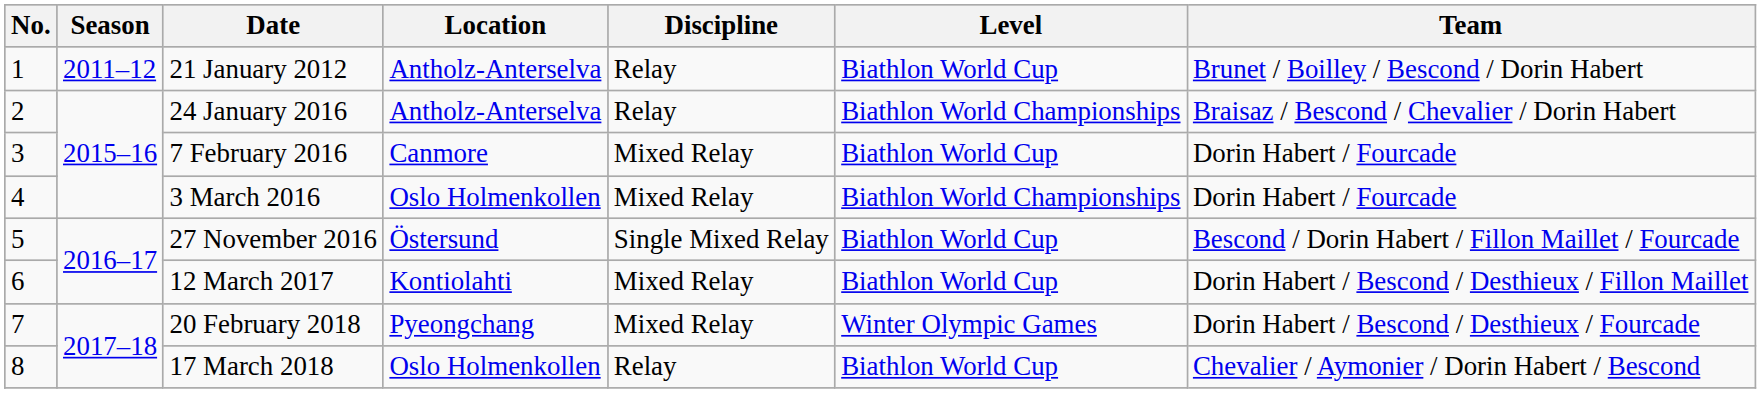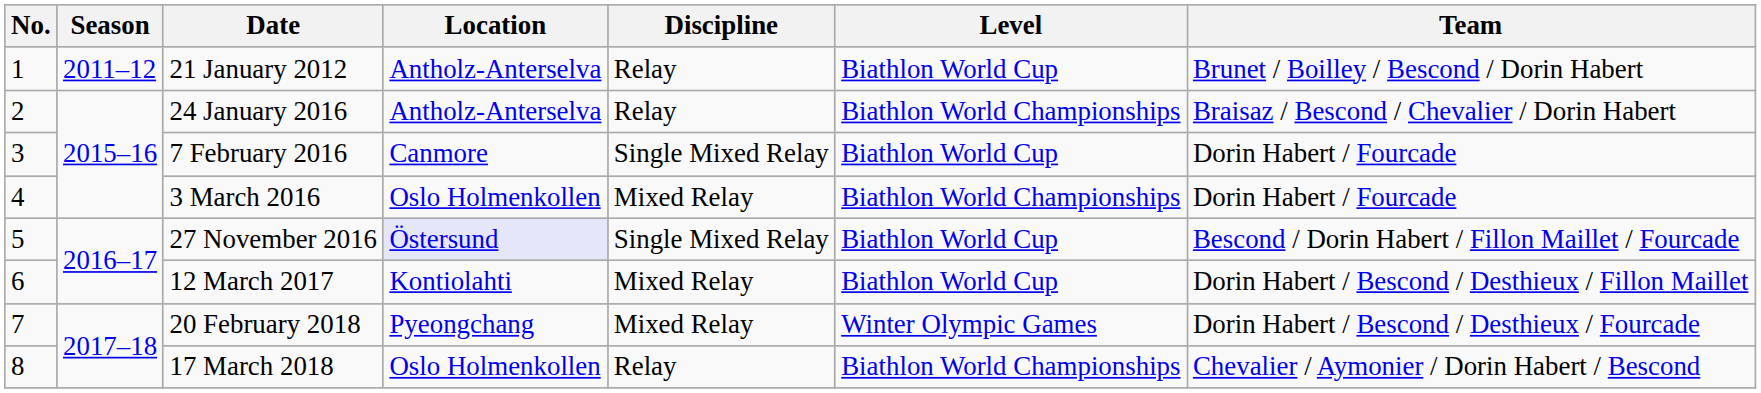(684, 153) Mixed Relay -> (721, 153) Single Mixed Relay
(444, 238) no background -> (444, 238) lavender background
(950, 366) Biathlon World Cup -> (1011, 366) Biathlon World Championships
